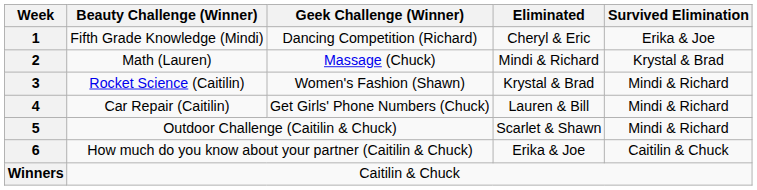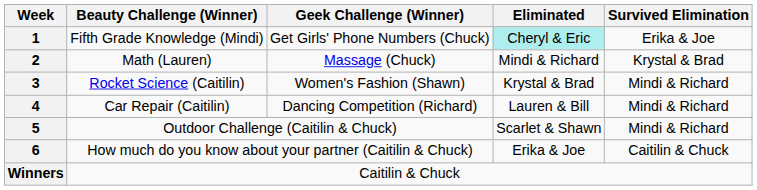(380, 38) Dancing Competition (Richard) -> (380, 38) Get Girls' Phone Numbers (Chuck)
(549, 38) no background -> (549, 38) paleturquoise background
(380, 106) Get Girls' Phone Numbers (Chuck) -> (380, 106) Dancing Competition (Richard)
